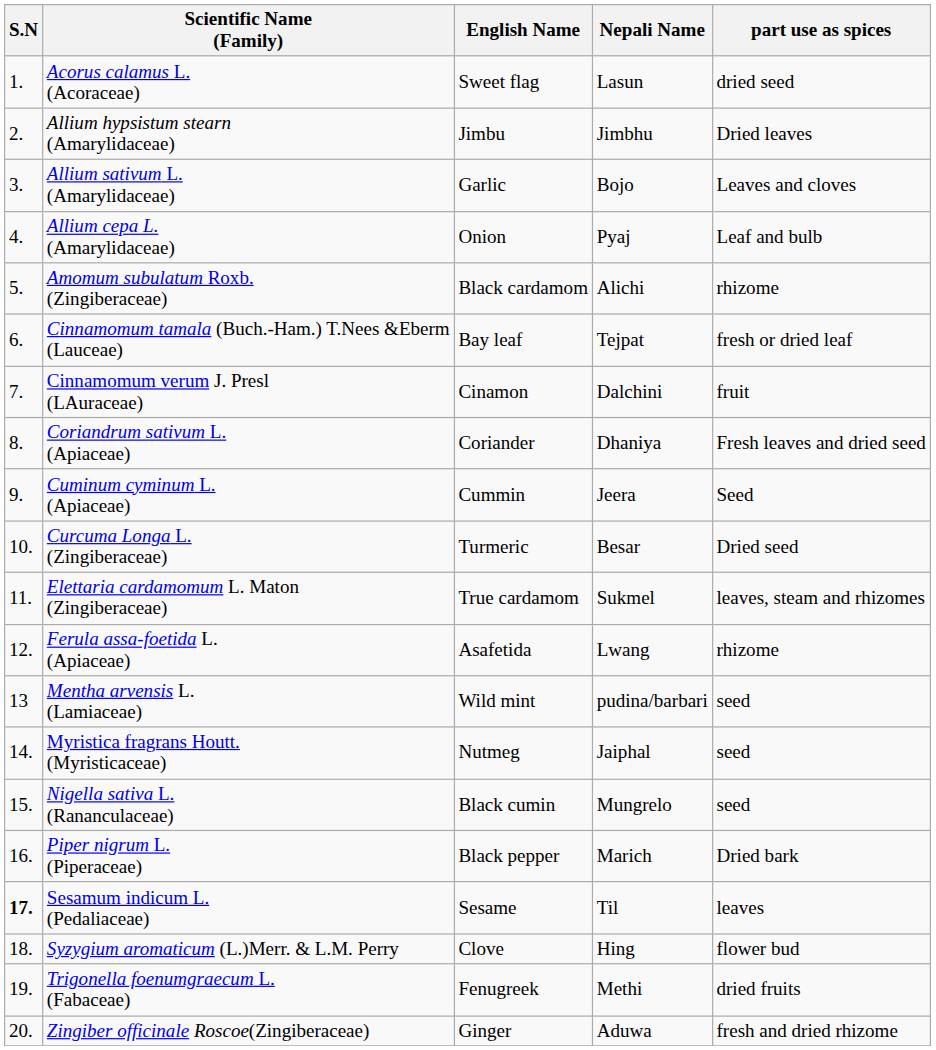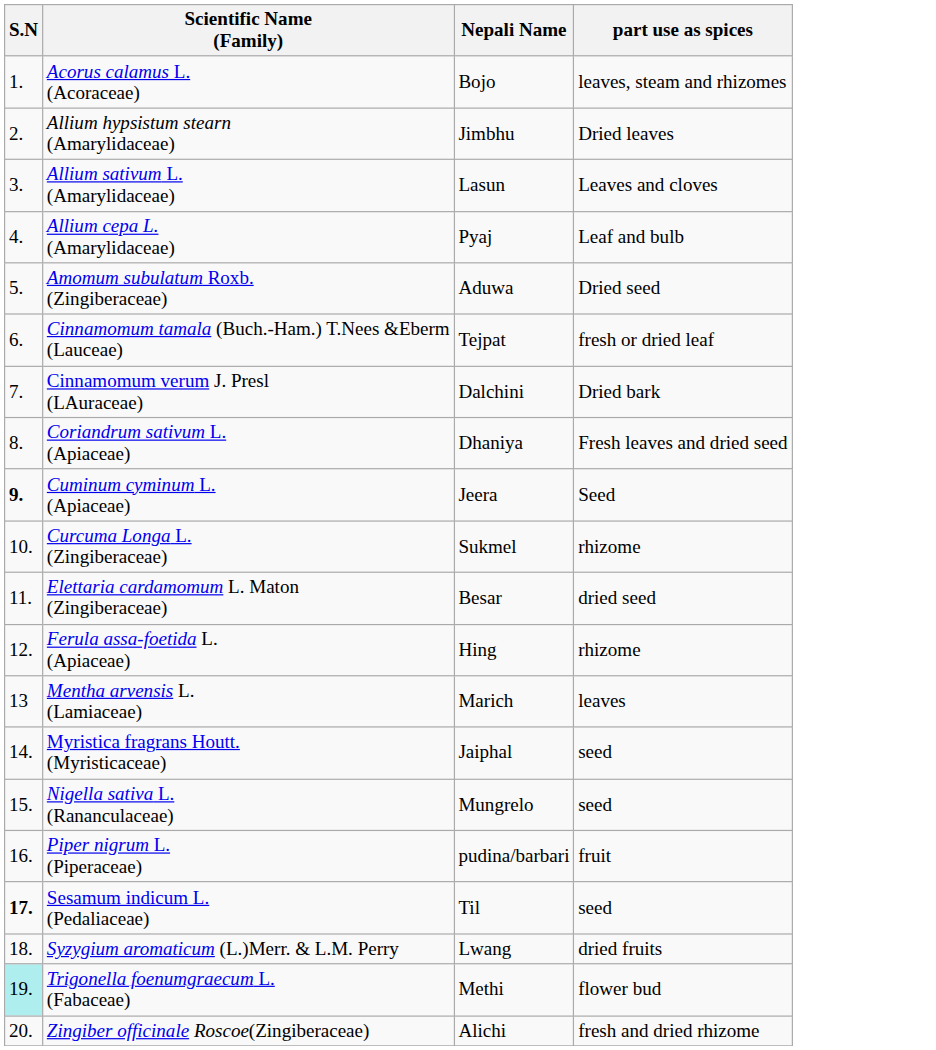- column: (523, 30)
(620, 81) Lasun -> (477, 81) Bojo
(755, 81) dried seed -> (682, 81) leaves, steam and rhizomes
(615, 185) Bojo -> (482, 185) Lasun
(621, 288) Alichi -> (486, 288) Aduwa
(748, 288) rhizome -> (619, 288) Dried seed
(733, 391) fruit -> (619, 391) Dried bark
(16, 494) normal -> (16, 494) bold
(618, 546) Besar -> (488, 546) Sukmel
(757, 546) Dried seed -> (609, 546) rhizome
(626, 598) Sukmel -> (480, 598) Besar
(821, 598) leaves, steam and rhizomes -> (617, 598) dried seed
(623, 649) Lwang -> (477, 649) Hing
(652, 701) pudina/barbari -> (486, 701) Marich
(733, 701) seed -> (602, 701) leaves
(624, 856) Marich -> (514, 856) pudina/barbari
(757, 856) Dried bark -> (595, 856) fruit
(740, 907) leaves -> (595, 907) seed
(616, 948) Hing -> (485, 948) Lwang
(758, 948) flower bud -> (620, 948) dried fruits
(21, 989) no background -> (21, 989) paleturquoise background
(759, 989) dried fruits -> (620, 989) flower bud
(624, 1030) Aduwa -> (482, 1030) Alichi
